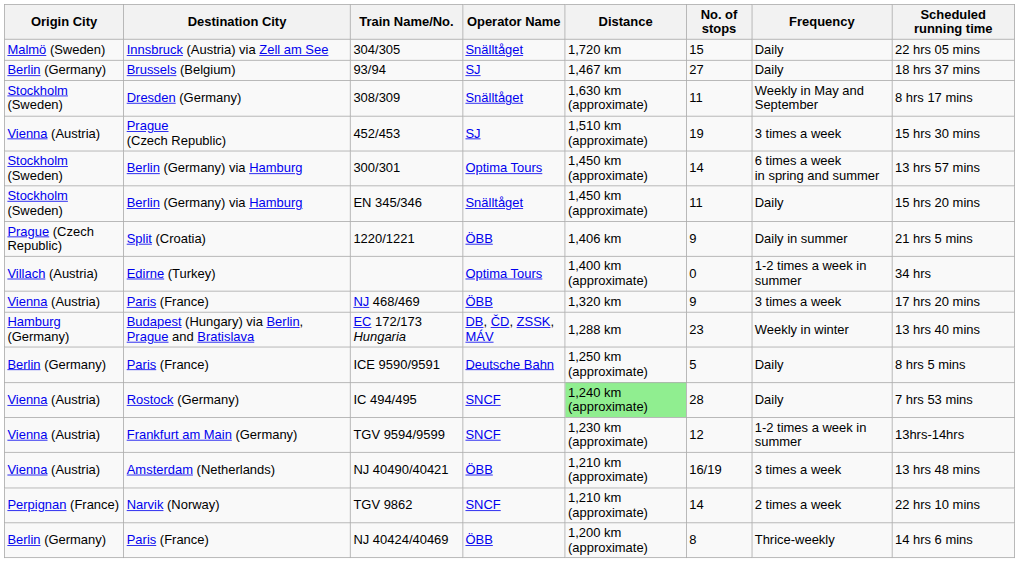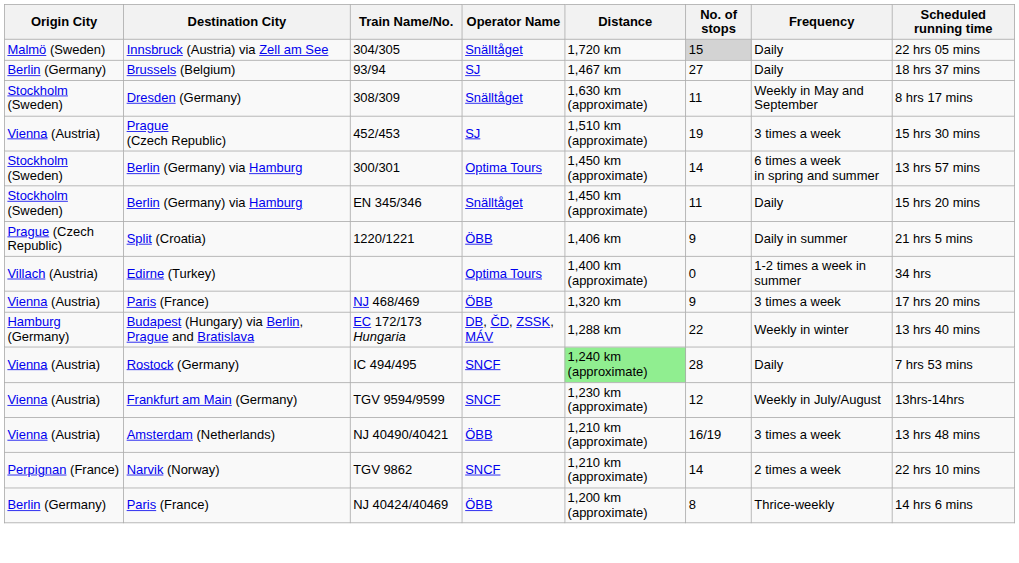(696, 49) no background -> (696, 49) lightgrey background
(696, 329) 23 -> (696, 329) 22
- row: (397, 364)
(811, 435) 1-2 times a week in summer -> (818, 399) Weekly in July/August
